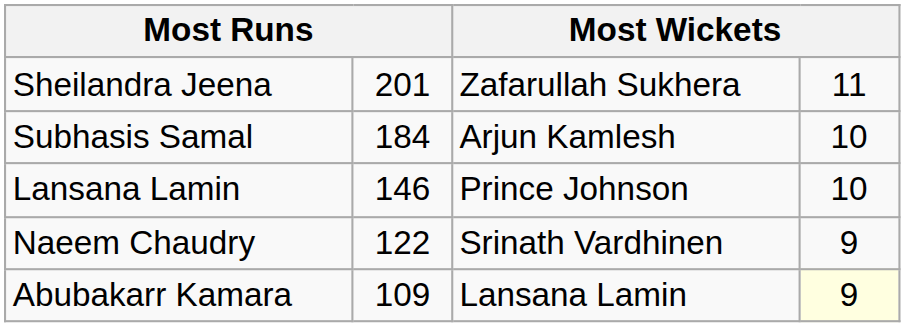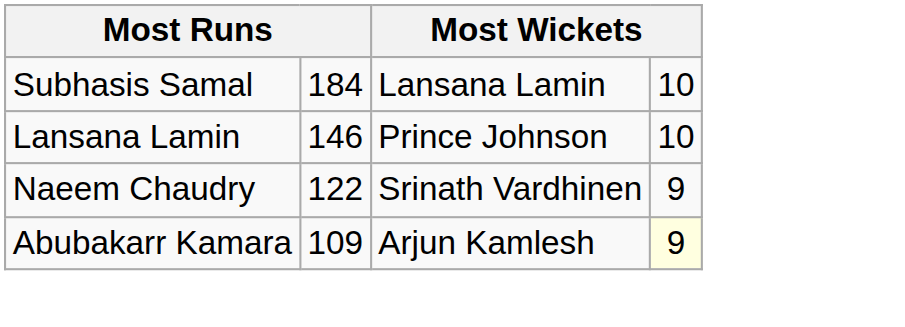- row: (142, 83)
(568, 136) Arjun Kamlesh -> (492, 83) Lansana Lamin
(573, 294) Lansana Lamin -> (486, 242) Arjun Kamlesh
